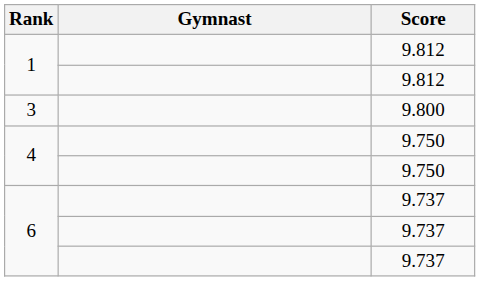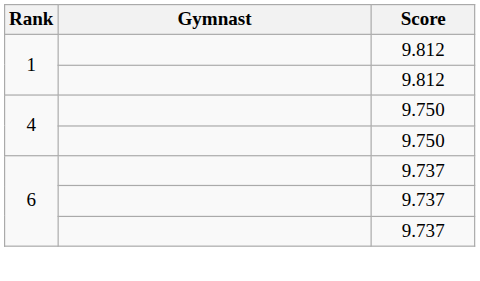- row: (31, 110)
